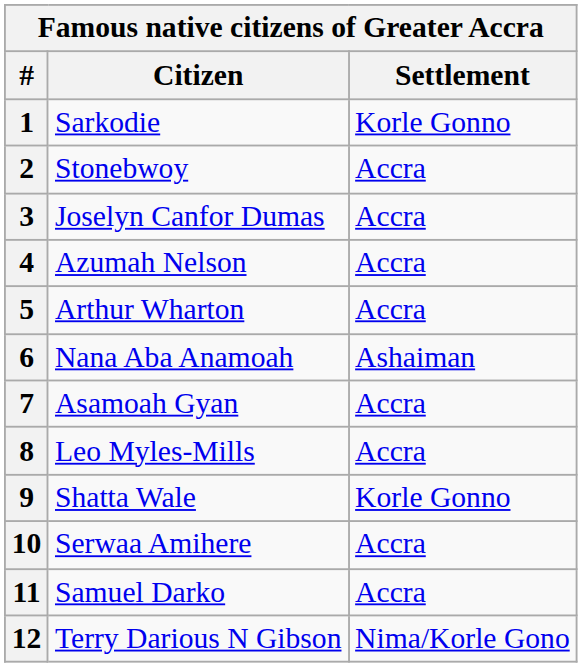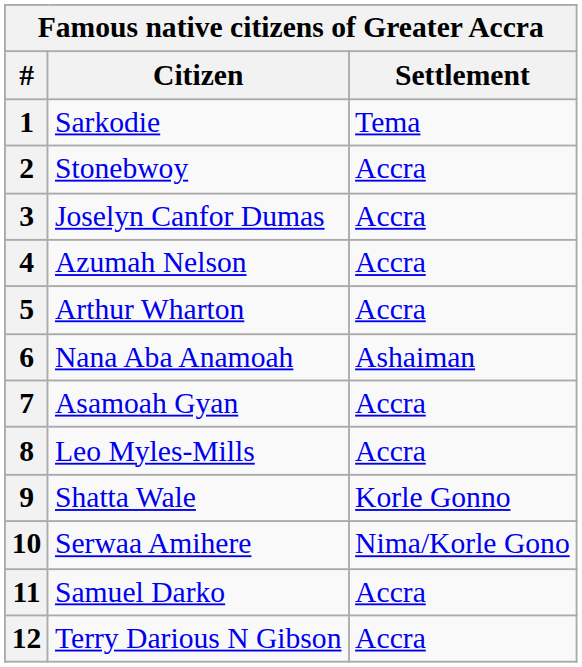(433, 121) Korle Gonno -> (388, 121) Tema
(390, 544) Accra -> (462, 544) Nima/Korle Gono
(462, 638) Nima/Korle Gono -> (390, 638) Accra
